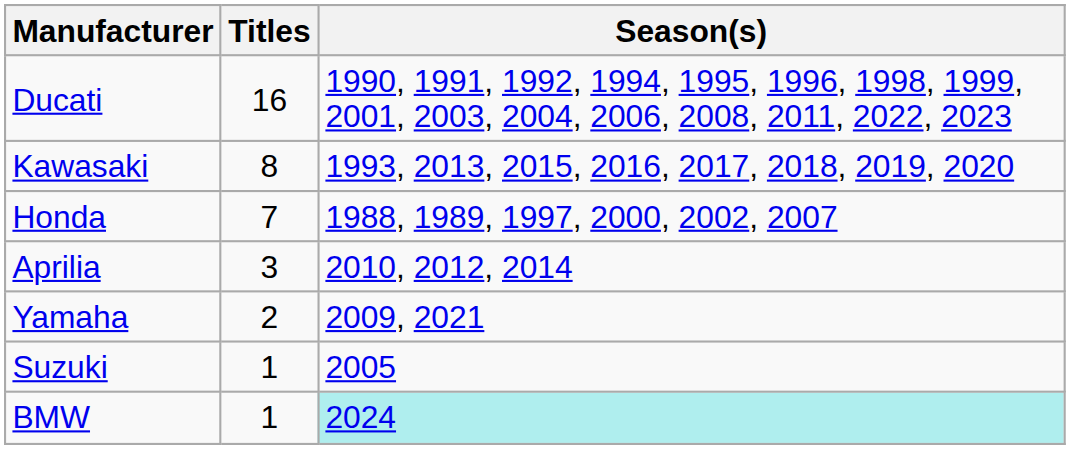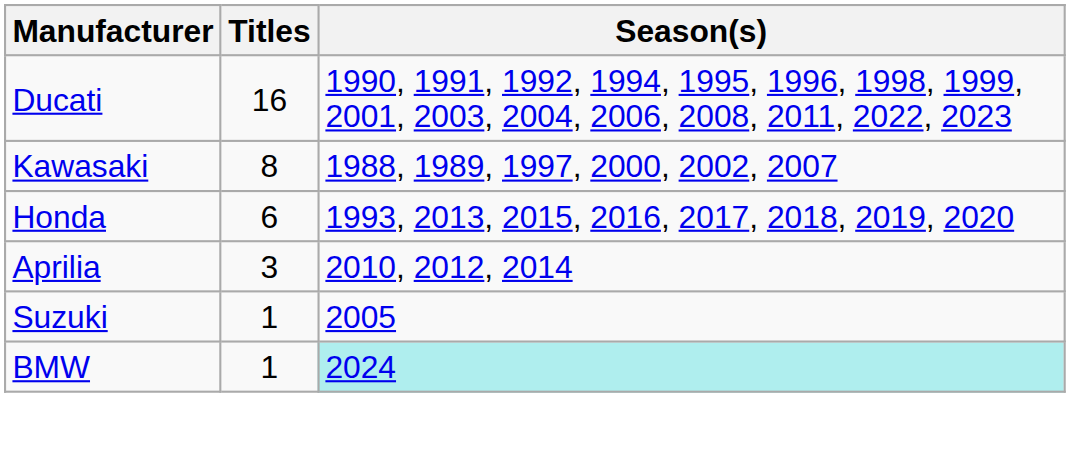(670, 166) 1993, 2013, 2015, 2016, 2017, 2018, 2019, 2020 -> (581, 166) 1988, 1989, 1997, 2000, 2002, 2007
(269, 217) 7 -> (269, 217) 6
(581, 217) 1988, 1989, 1997, 2000, 2002, 2007 -> (670, 217) 1993, 2013, 2015, 2016, 2017, 2018, 2019, 2020
- row: (70, 317)
